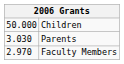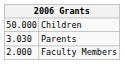(19, 53) 2.970 -> (19, 53) 2.000
